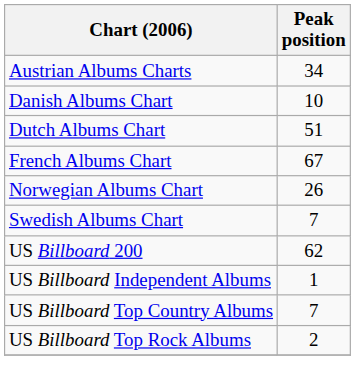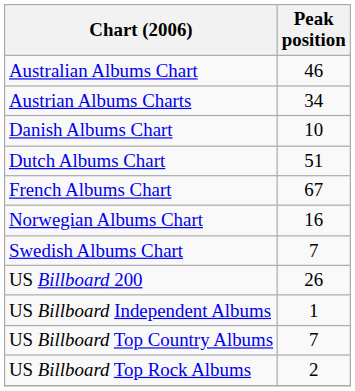+ row: (103, 70)
(314, 190) 26 -> (314, 220) 16
(314, 250) 62 -> (314, 280) 26
